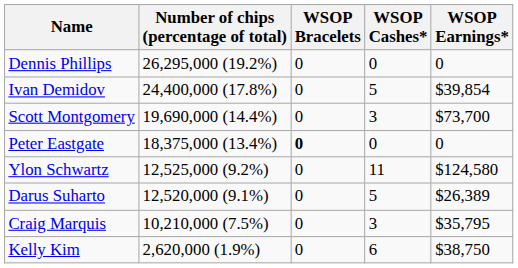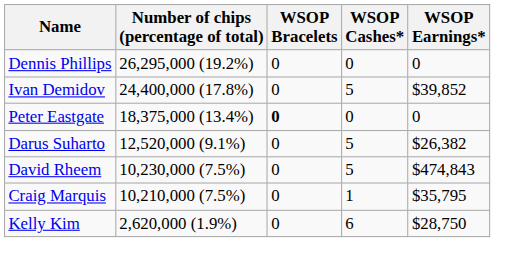(462, 90) $39,854 -> (439, 90) $39,852
- row: (72, 116)
- row: (59, 169)
(462, 196) $26,389 -> (439, 143) $26,382
+ row: (55, 169)
(373, 223) 3 -> (350, 196) 1
(462, 249) $38,750 -> (439, 223) $28,750
